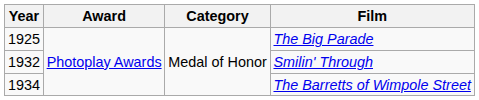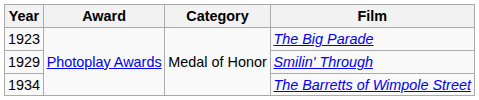(24, 39) 1925 -> (24, 39) 1923
(24, 62) 1932 -> (24, 62) 1929
